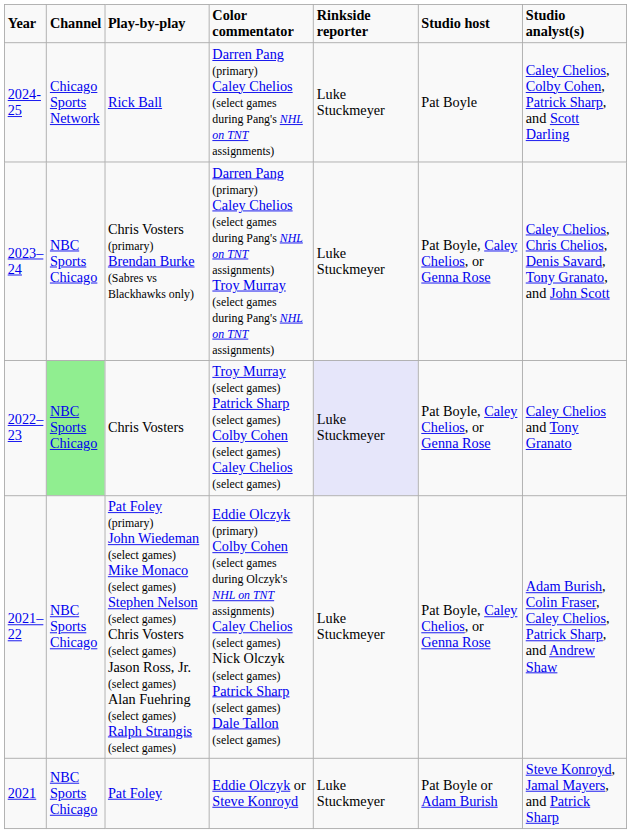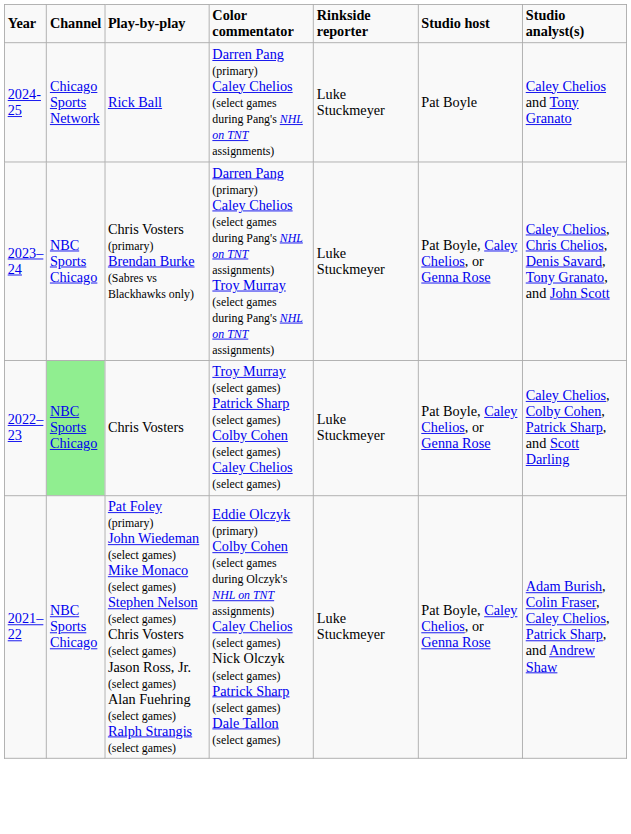(568, 102) Caley Chelios, Colby Cohen, Patrick Sharp, and Scott Darling -> (566, 102) Caley Chelios and Tony Granato
(351, 427) lavender background -> (351, 427) no background
(566, 427) Caley Chelios and Tony Granato -> (568, 427) Caley Chelios, Colby Cohen, Patrick Sharp, and Scott Darling
- row: (135, 793)
